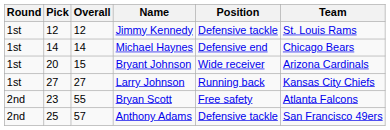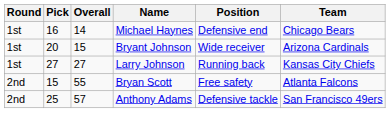- row: (154, 30)
(52, 47) 14 -> (52, 30) 16
(52, 99) 23 -> (52, 82) 15
